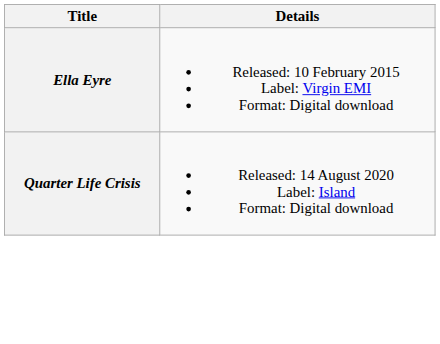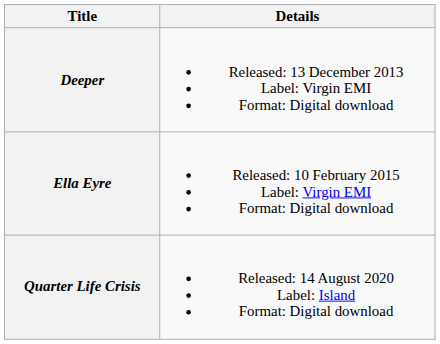+ row: (82, 79)
